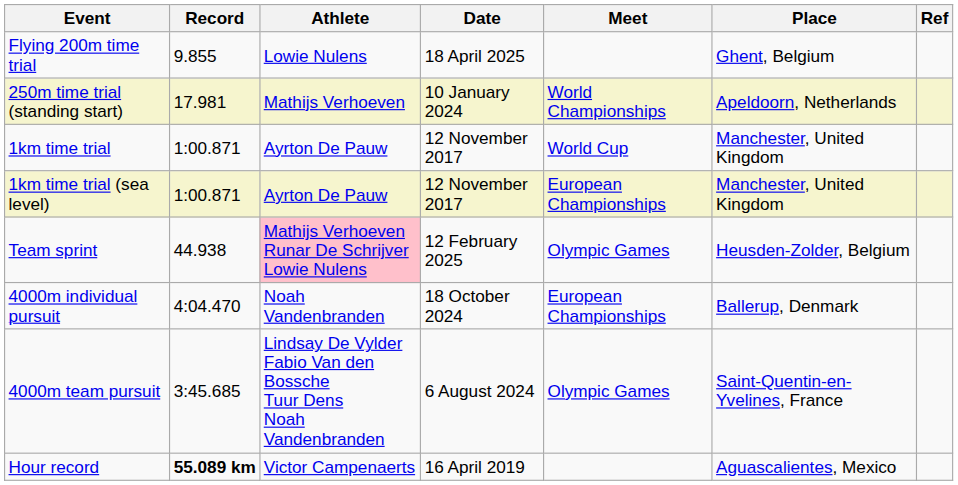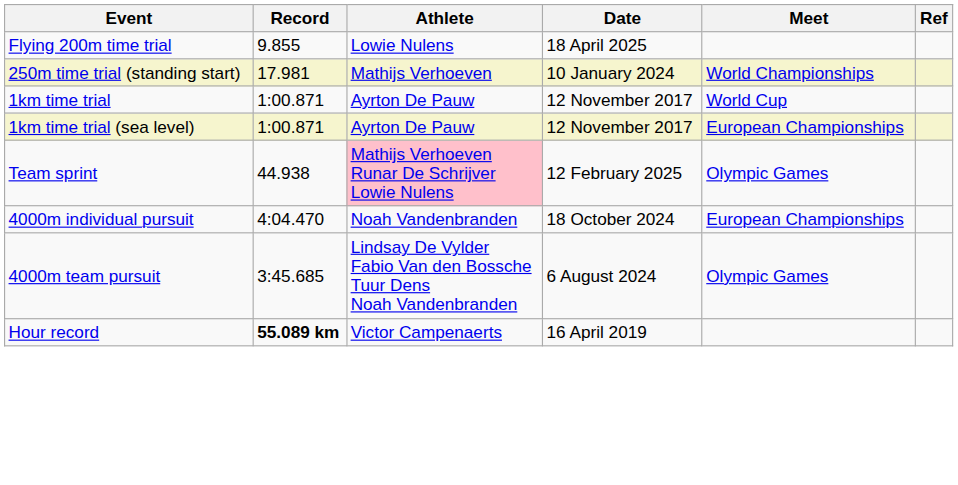- column: (814, 18)
